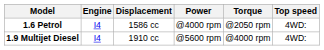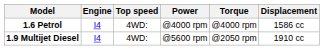columns swapped: (144, 12) <-> (296, 12)
(248, 25) @2050 rpm -> (234, 25) @4000 rpm
(248, 39) @4000 rpm -> (234, 39) @2050 rpm
